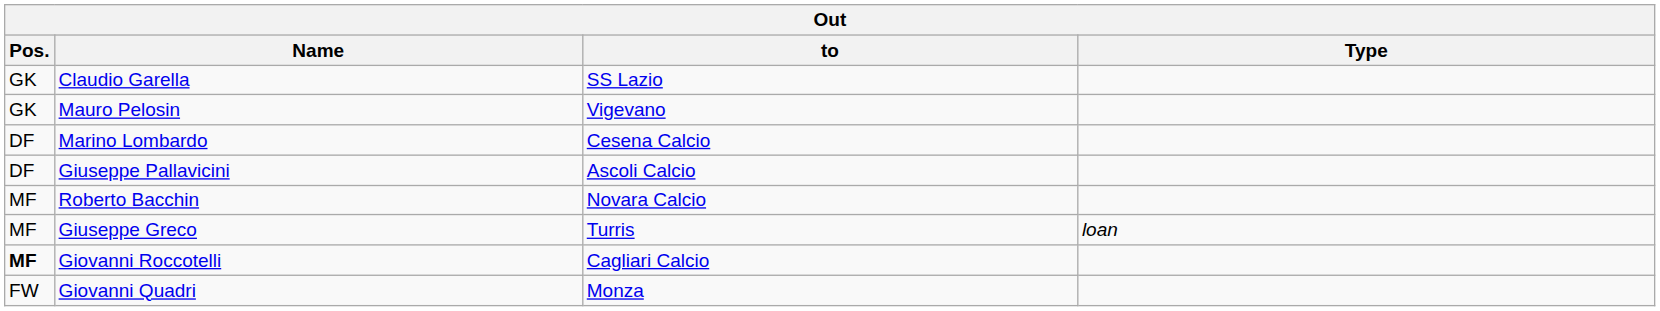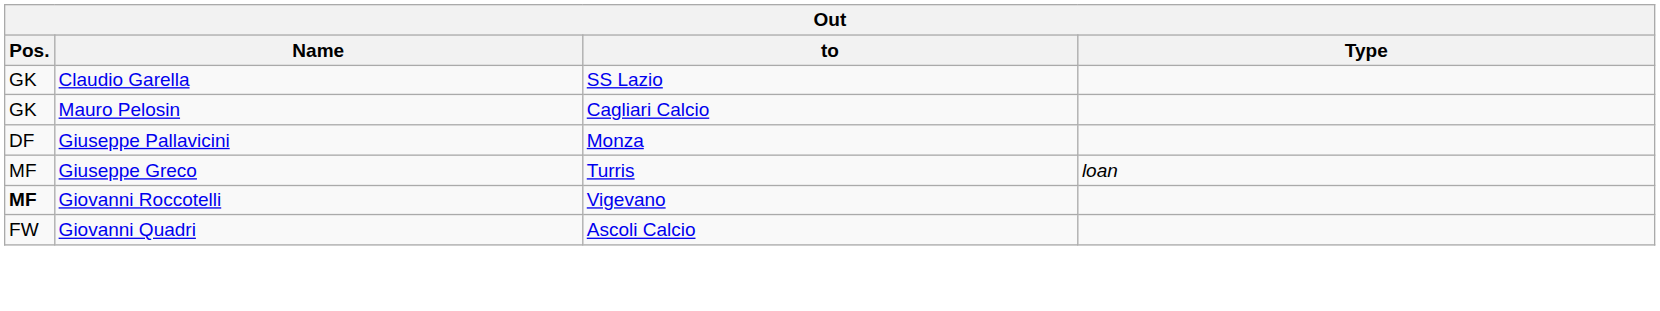(626, 110) Vigevano -> (648, 110) Cagliari Calcio
- row: (133, 140)
(641, 170) Ascoli Calcio -> (615, 140) Monza
- row: (129, 200)
(648, 260) Cagliari Calcio -> (626, 200) Vigevano
(615, 290) Monza -> (641, 230) Ascoli Calcio
